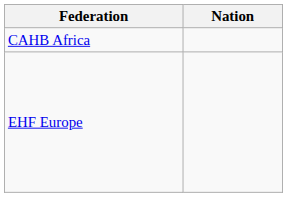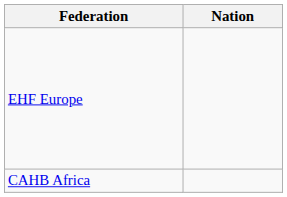rows swapped: (49, 39) <-> (45, 122)
